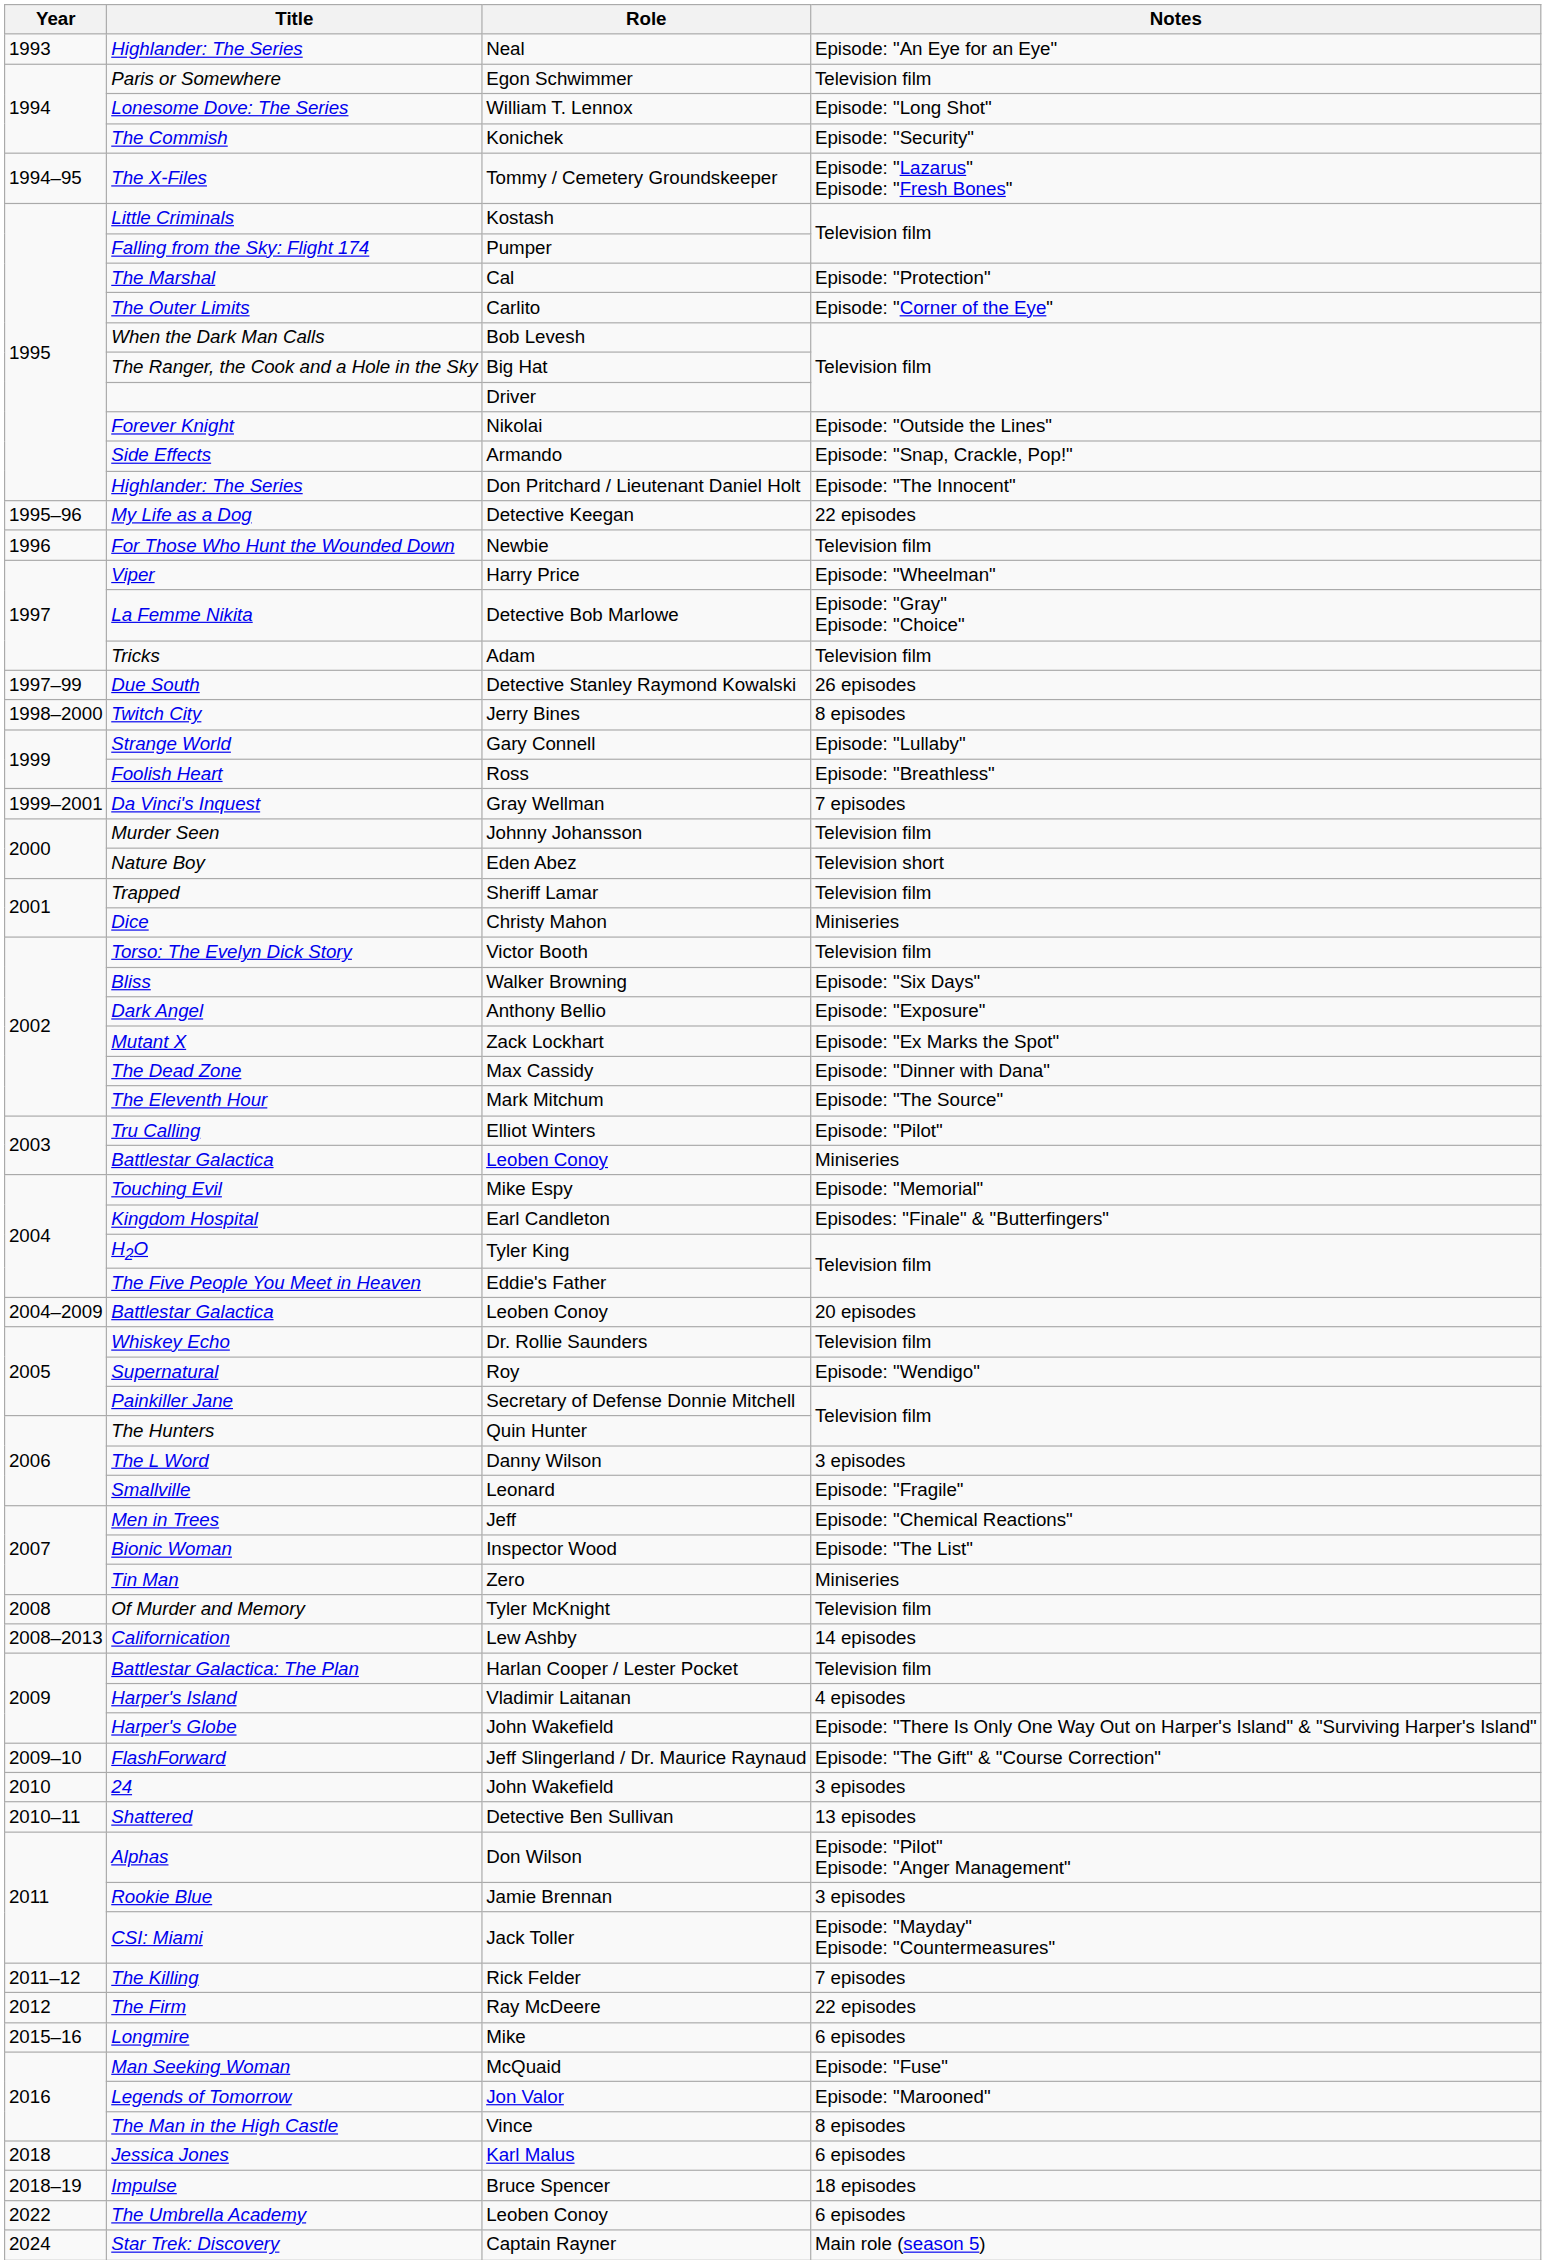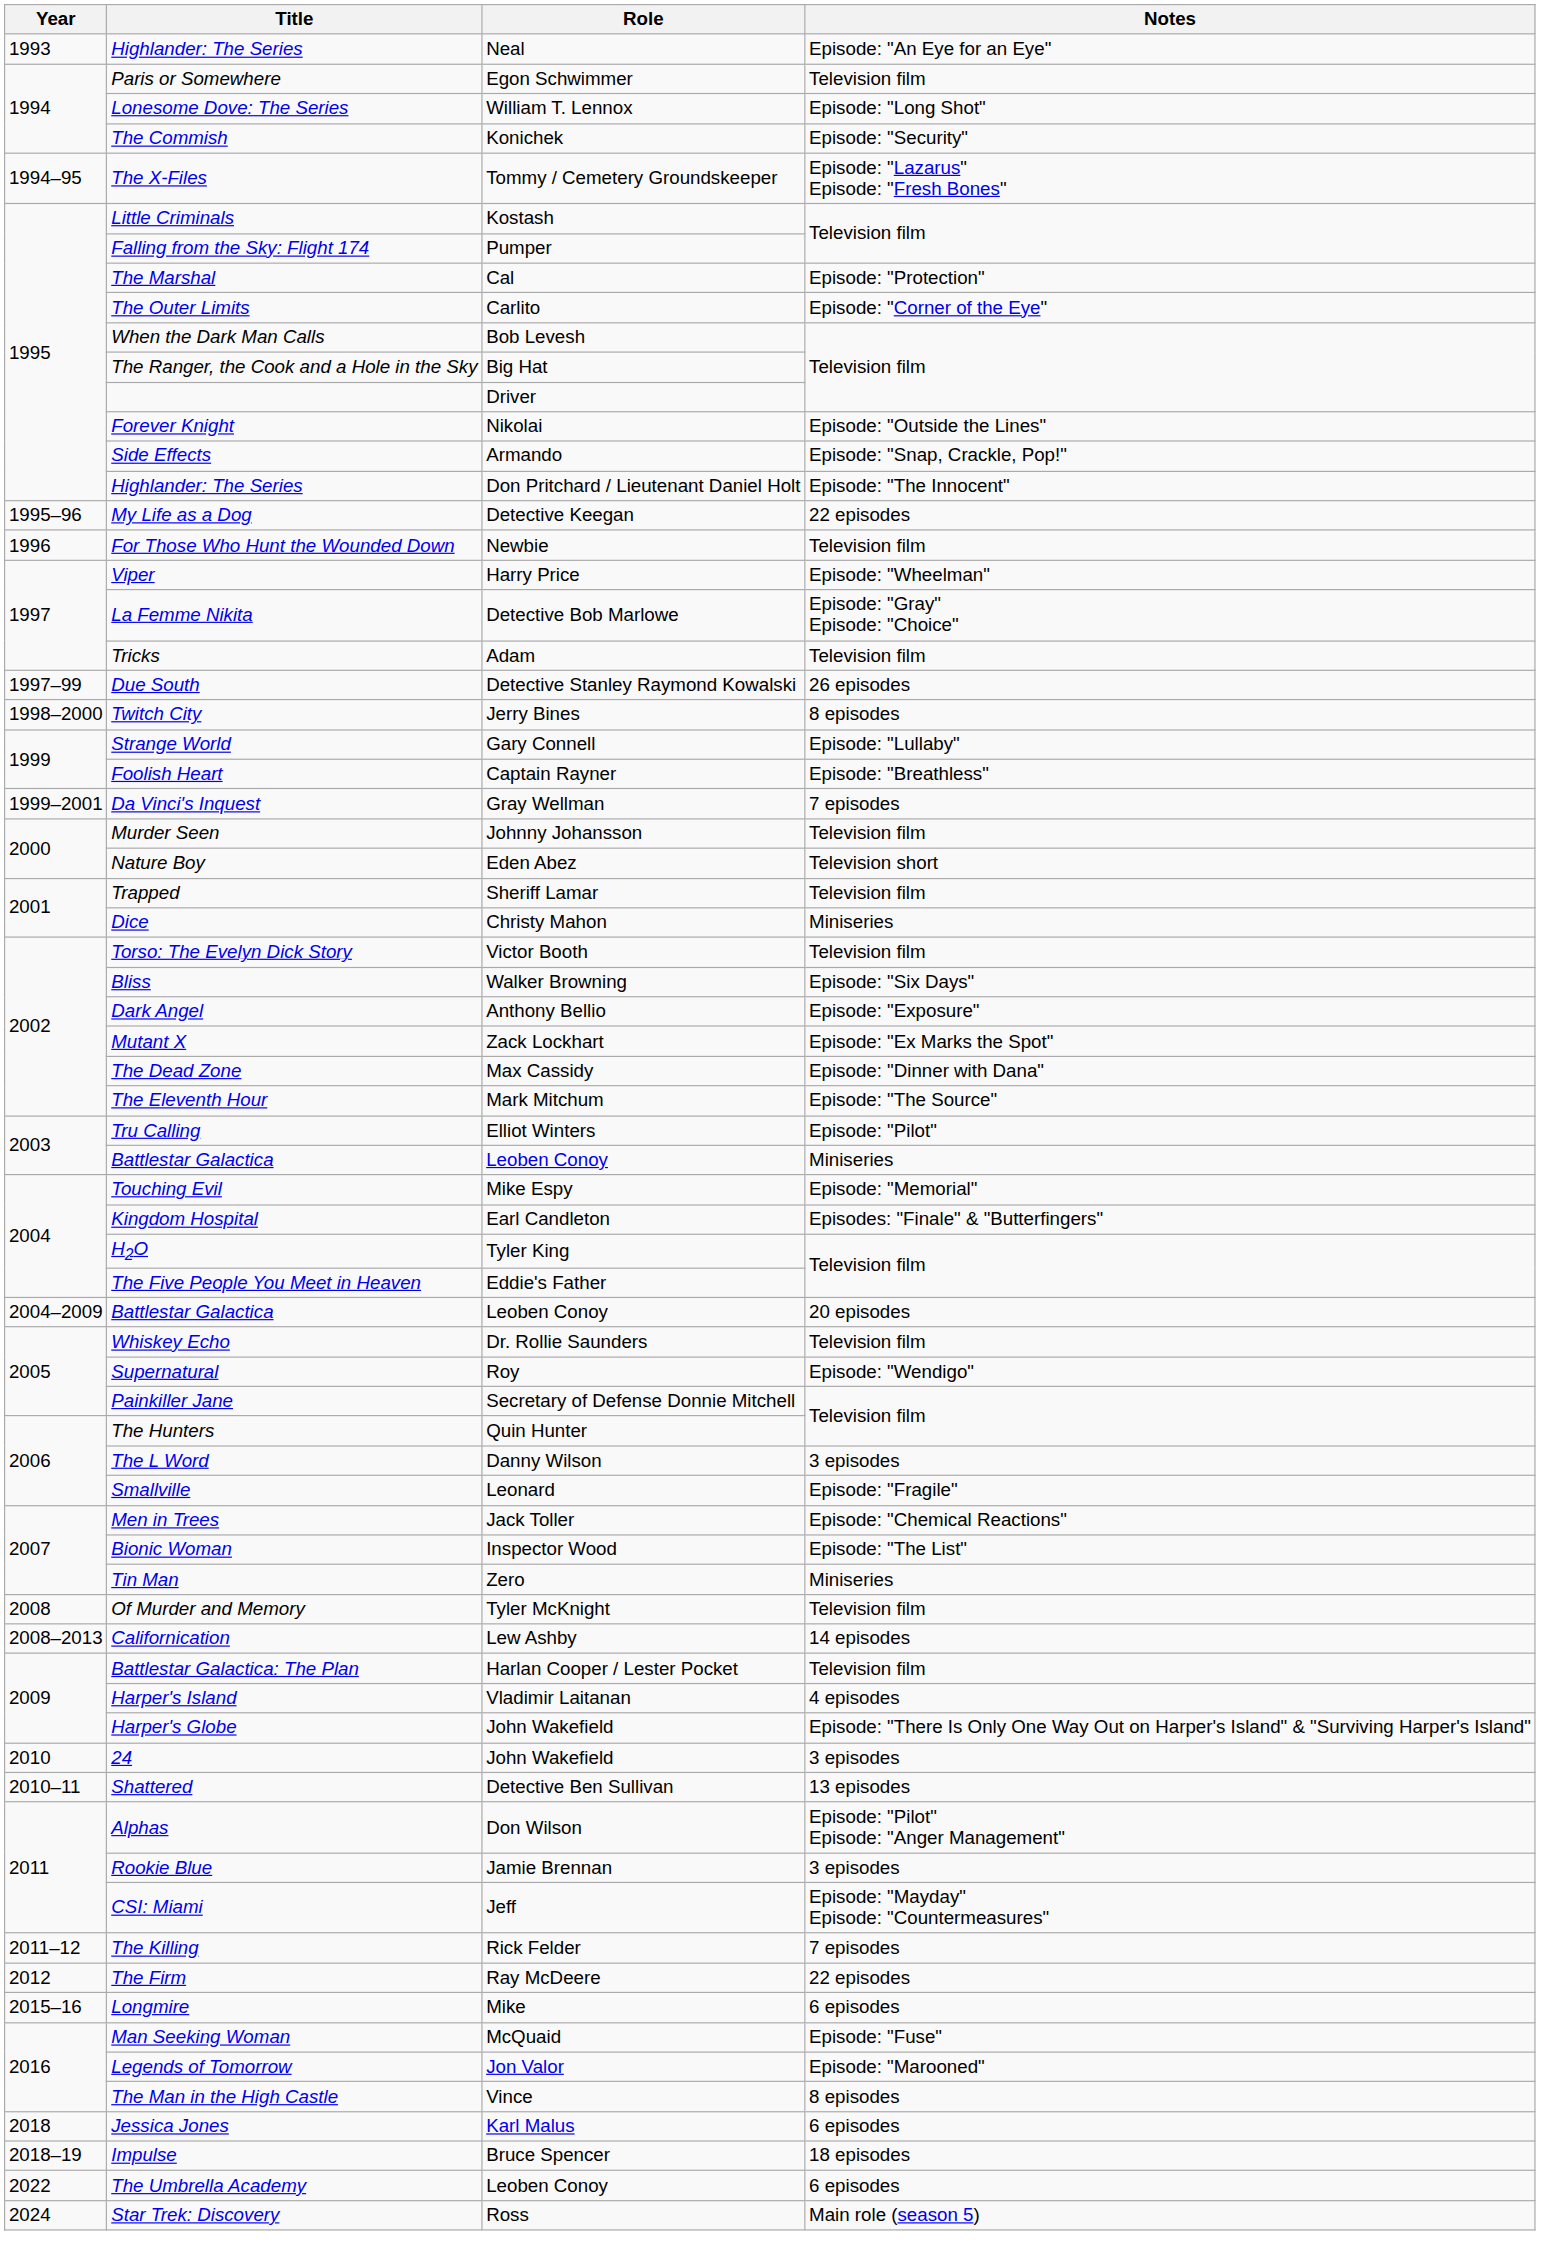(507, 773) Ross -> (551, 773) Captain Rayner
(501, 1519) Jeff -> (530, 1519) Jack Toller
- row: (168, 1757)
(530, 1937) Jack Toller -> (501, 1907) Jeff
(551, 2244) Captain Rayner -> (507, 2215) Ross
